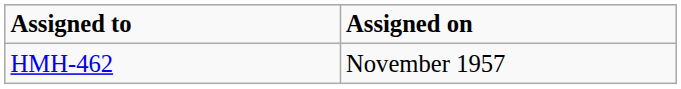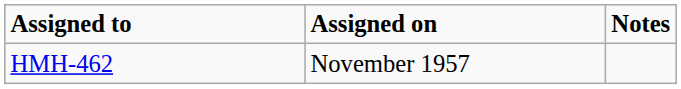+ column: (641, 24)
